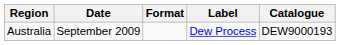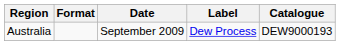columns swapped: (98, 13) <-> (165, 13)
